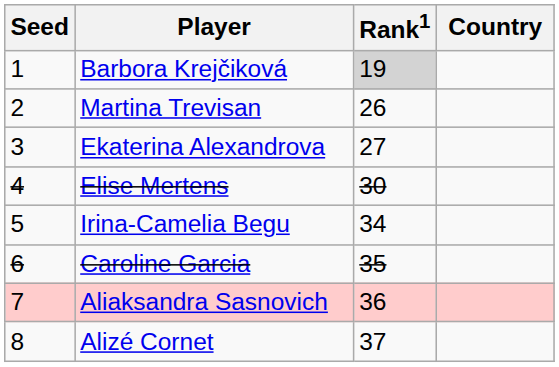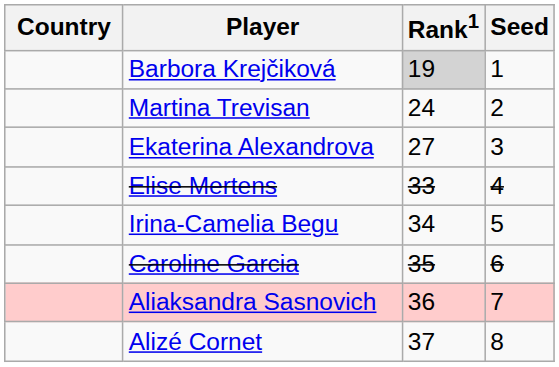columns swapped: (495, 27) <-> (40, 27)
(373, 108) 26 -> (421, 108) 24
(373, 185) 30 -> (421, 185) 33
